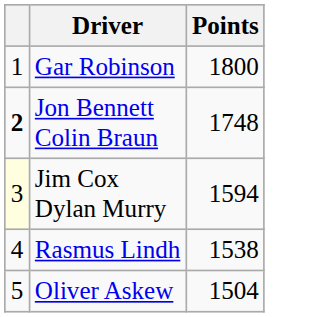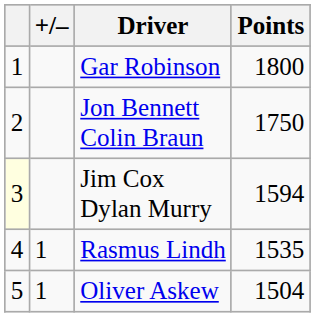+ column: (52, 25)
(17, 122) bold -> (17, 122) normal
(234, 122) 1748 -> (279, 122) 1750
(234, 250) 1538 -> (279, 250) 1535
